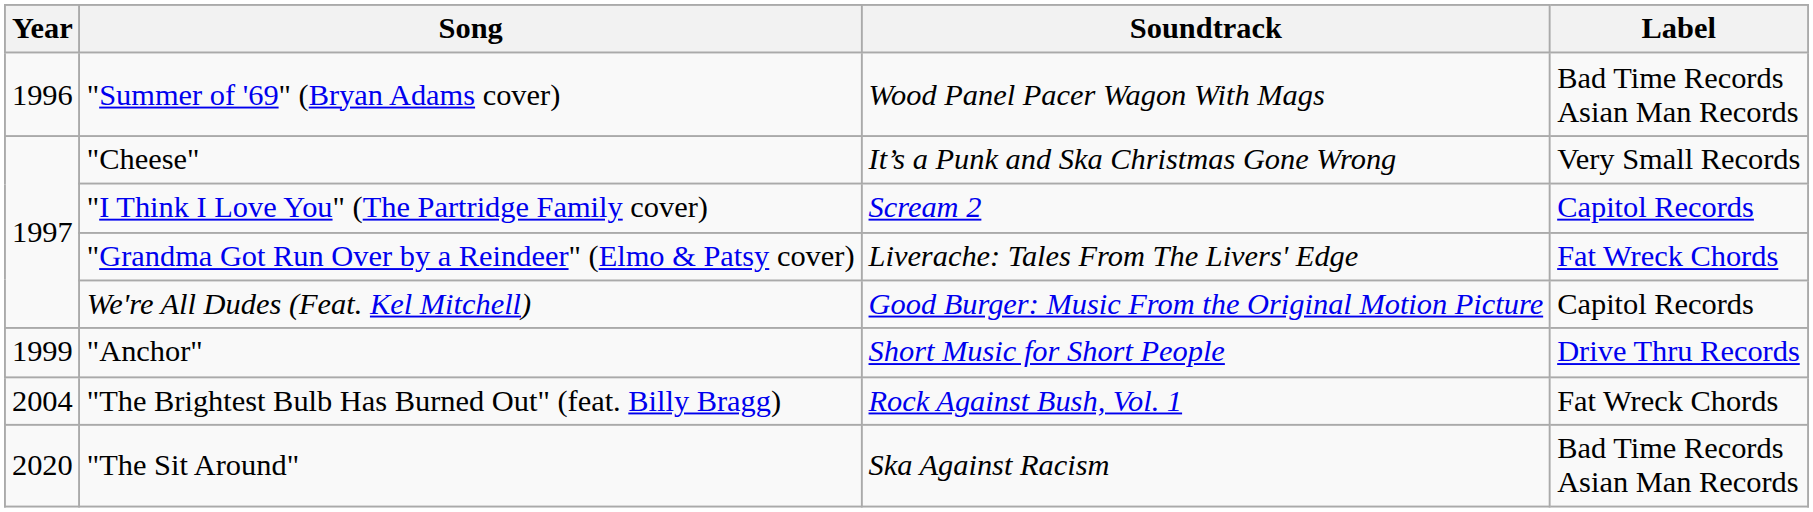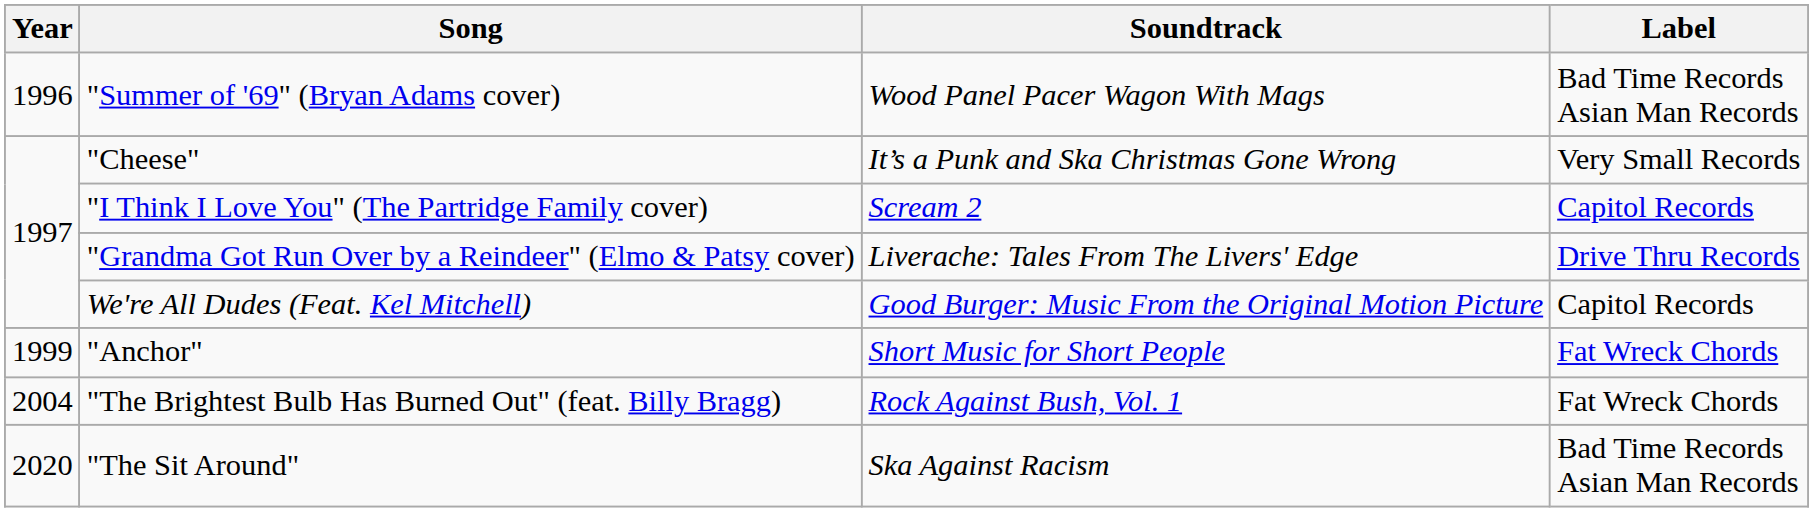(1668, 255) Fat Wreck Chords -> (1678, 255) Drive Thru Records
(1678, 352) Drive Thru Records -> (1668, 352) Fat Wreck Chords
